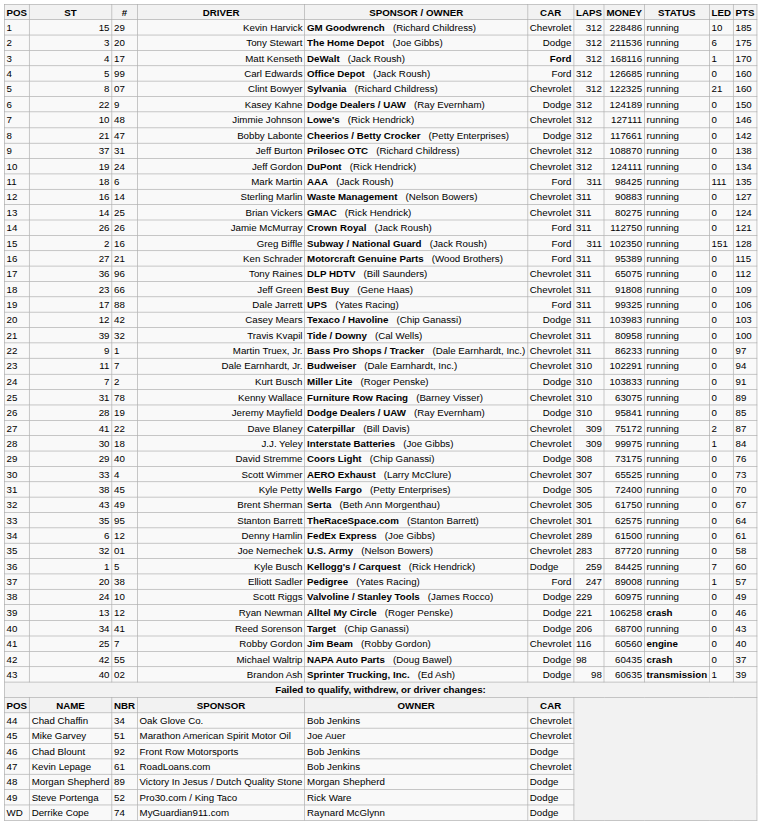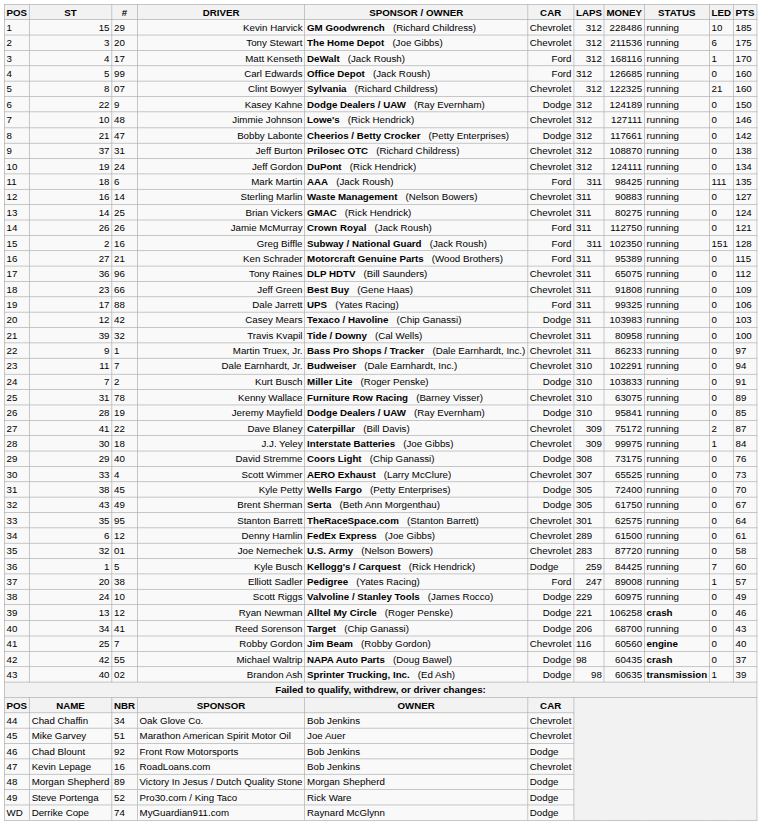(557, 43) Dodge -> (551, 43) Chevrolet
(561, 58) bold -> (561, 58) normal
(551, 505) Chevrolet -> (557, 505) Dodge
(119, 767) 61 -> (119, 767) 16
